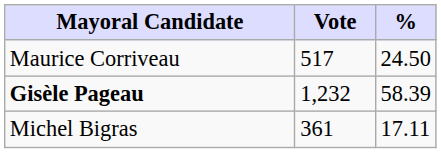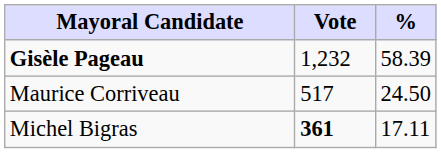rows swapped: (77, 93) <-> (95, 57)
(317, 128) normal -> (317, 128) bold
